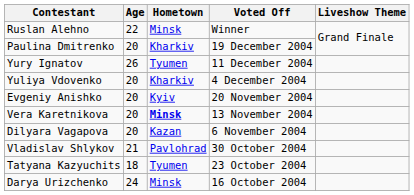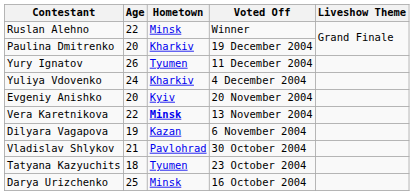(132, 81) 20 -> (132, 81) 24
(132, 115) 20 -> (132, 115) 22
(132, 132) 20 -> (132, 132) 19
(132, 183) 24 -> (132, 183) 25
